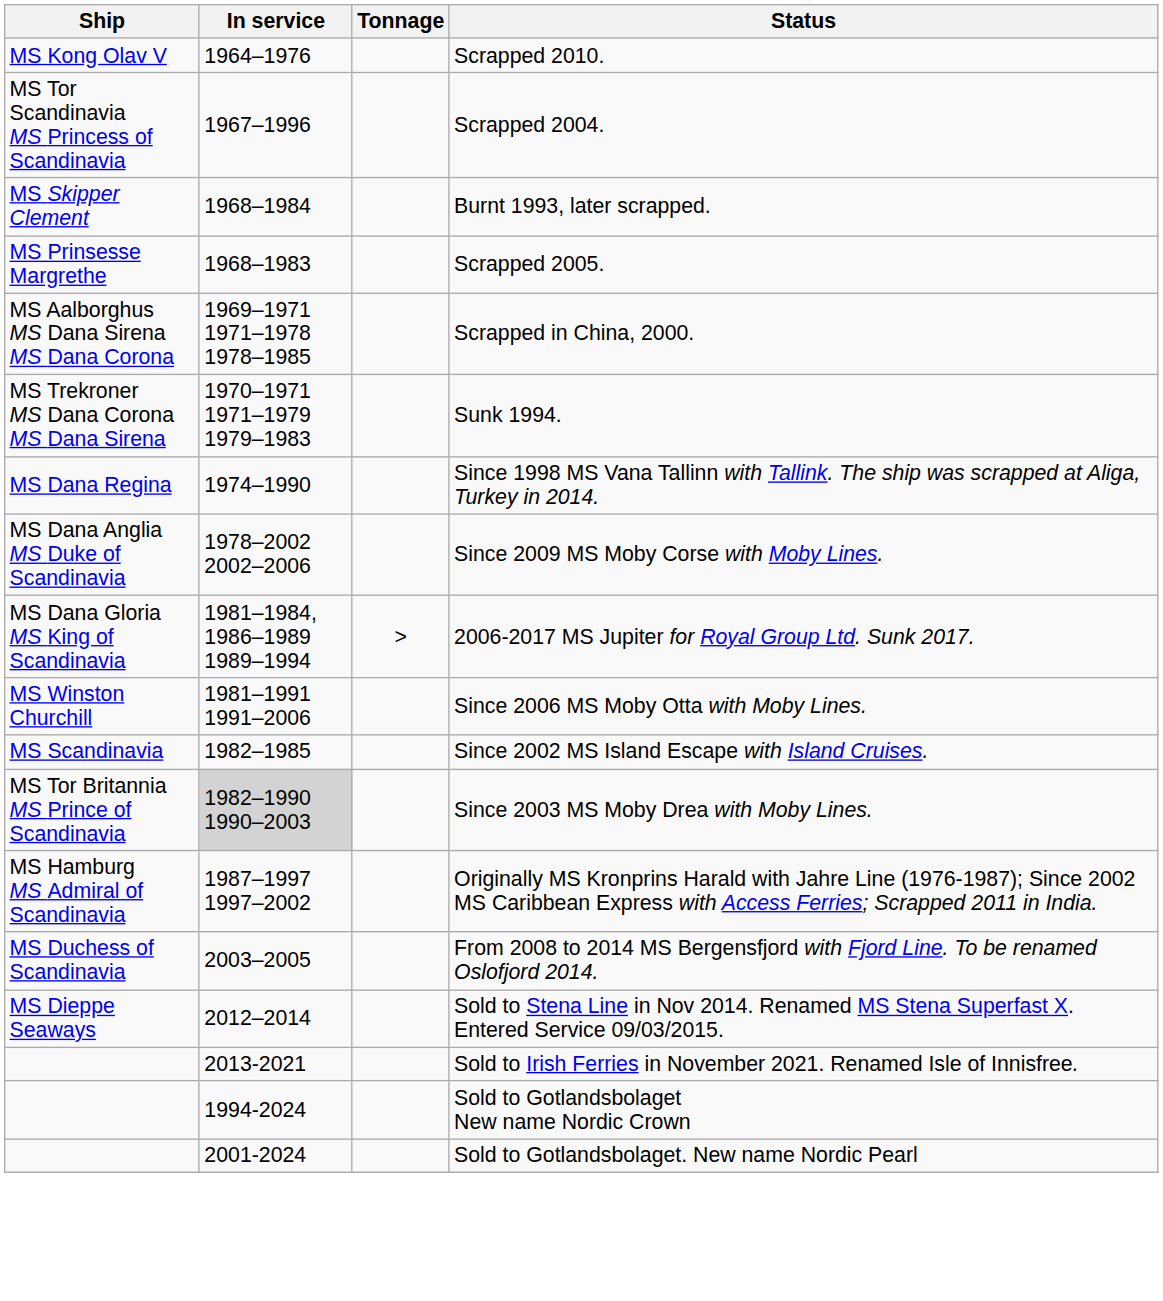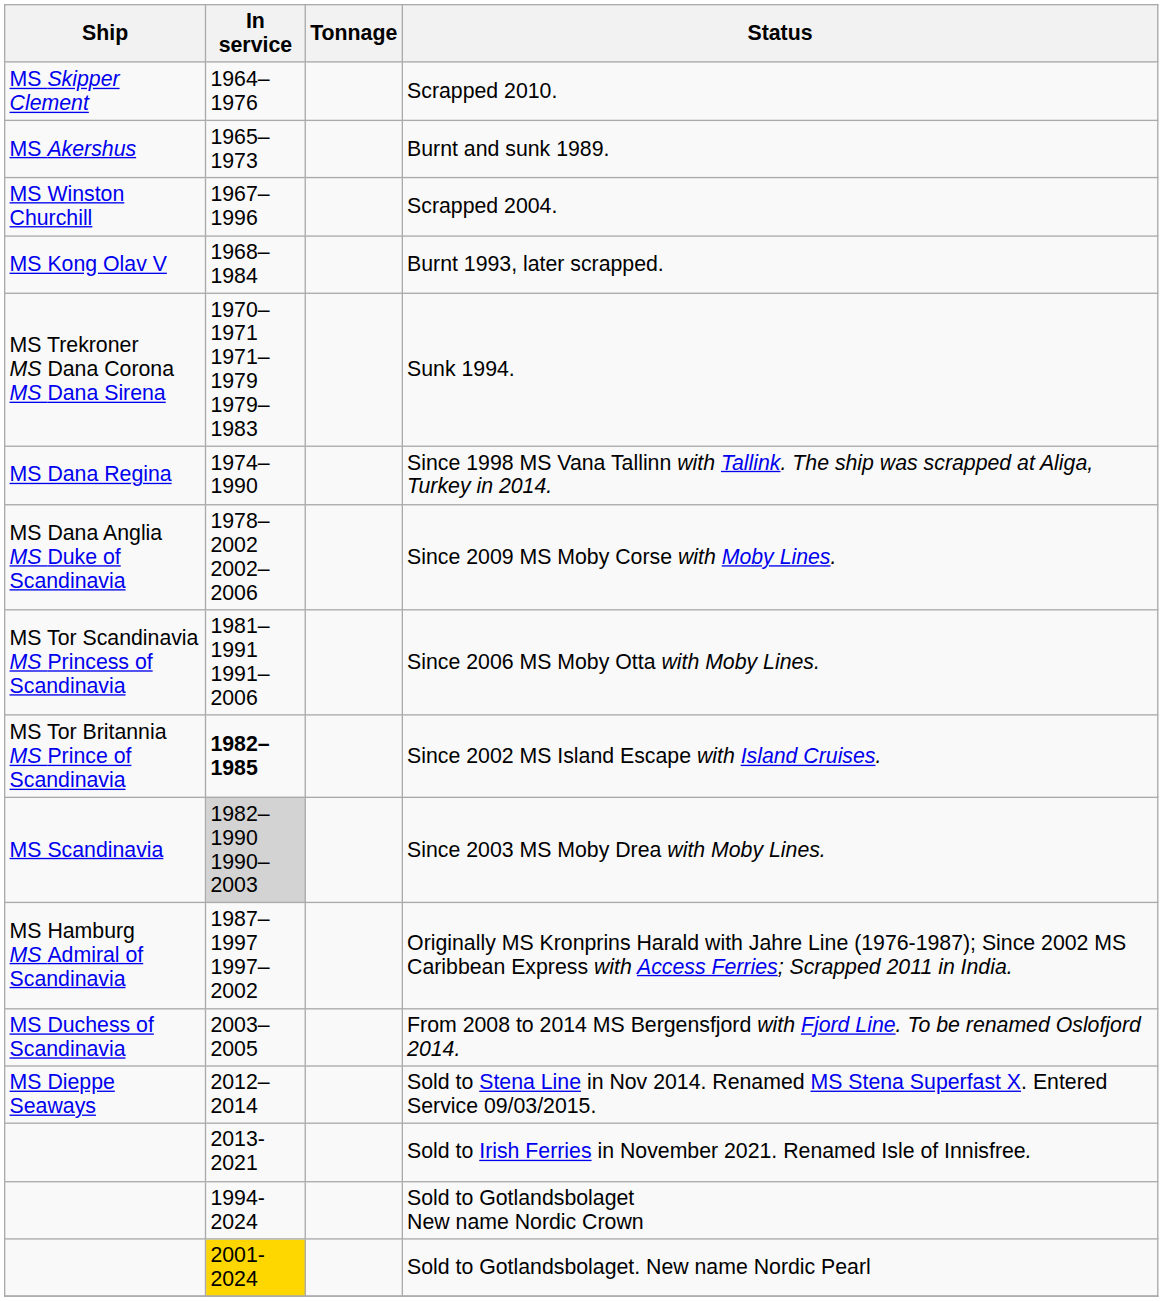(88, 55) MS Kong Olav V -> (65, 91) MS Skipper Clement
+ row: (508, 148)
(81, 124) MS Tor Scandinavia MS Princess of Scandinavia -> (67, 206) MS Winston Churchill
(65, 206) MS Skipper Clement -> (88, 264) MS Kong Olav V
- row: (529, 264)
- row: (574, 333)
- row: (714, 636)
(67, 705) MS Winston Churchill -> (104, 662) MS Tor Scandinavia MS Princess of Scandinavia
(86, 751) MS Scandinavia -> (88, 756) MS Tor Britannia MS Prince of Scandinavia
(258, 751) normal -> (240, 756) bold
(88, 809) MS Tor Britannia MS Prince of Scandinavia -> (86, 849) MS Scandinavia
(255, 1155) no background -> (238, 1267) gold background
